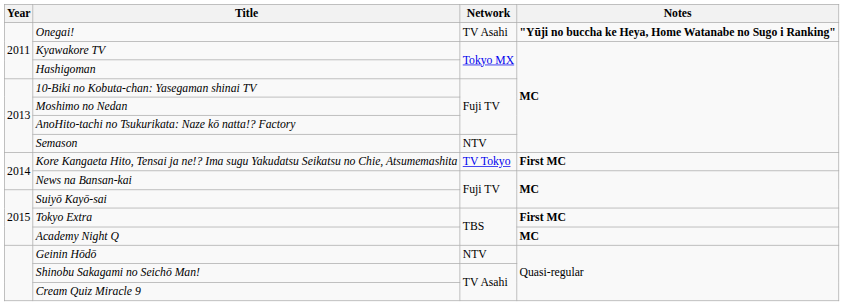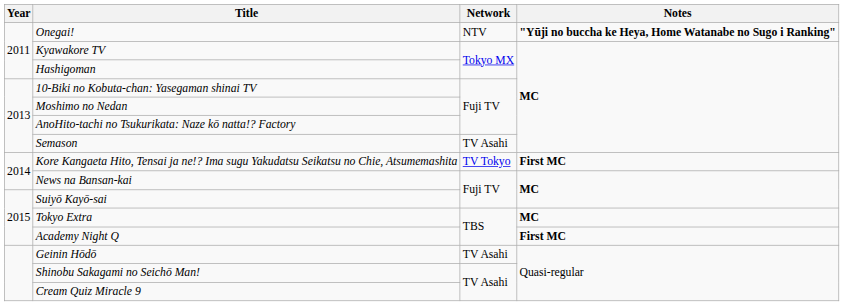(485, 32) TV Asahi -> (475, 32) NTV
(475, 143) NTV -> (485, 143) TV Asahi
(543, 217) First MC -> (529, 217) MC
(529, 236) MC -> (543, 236) First MC
(475, 254) NTV -> (485, 254) TV Asahi
